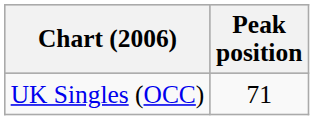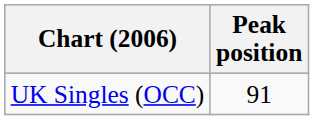(259, 93) 71 -> (259, 93) 91
